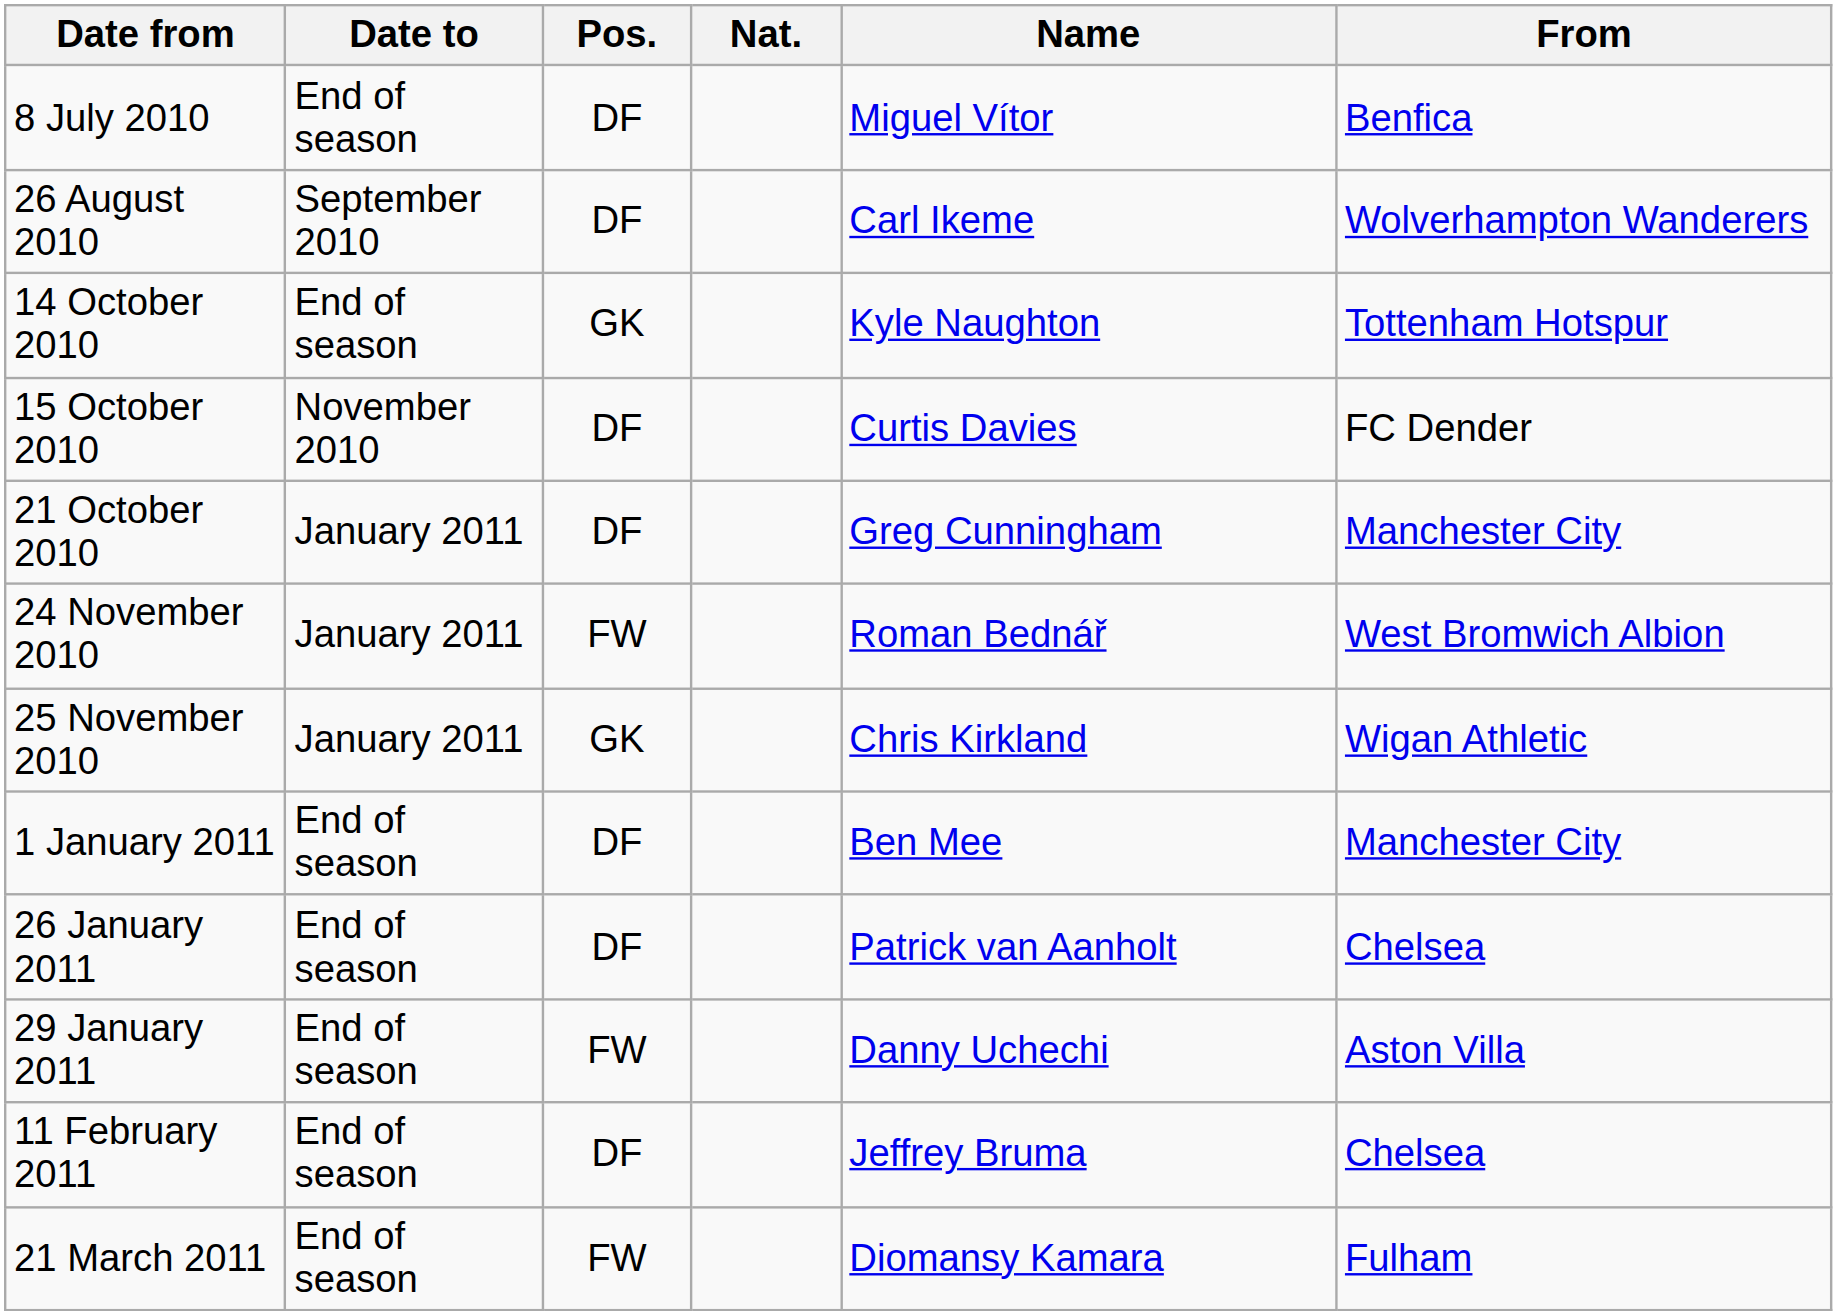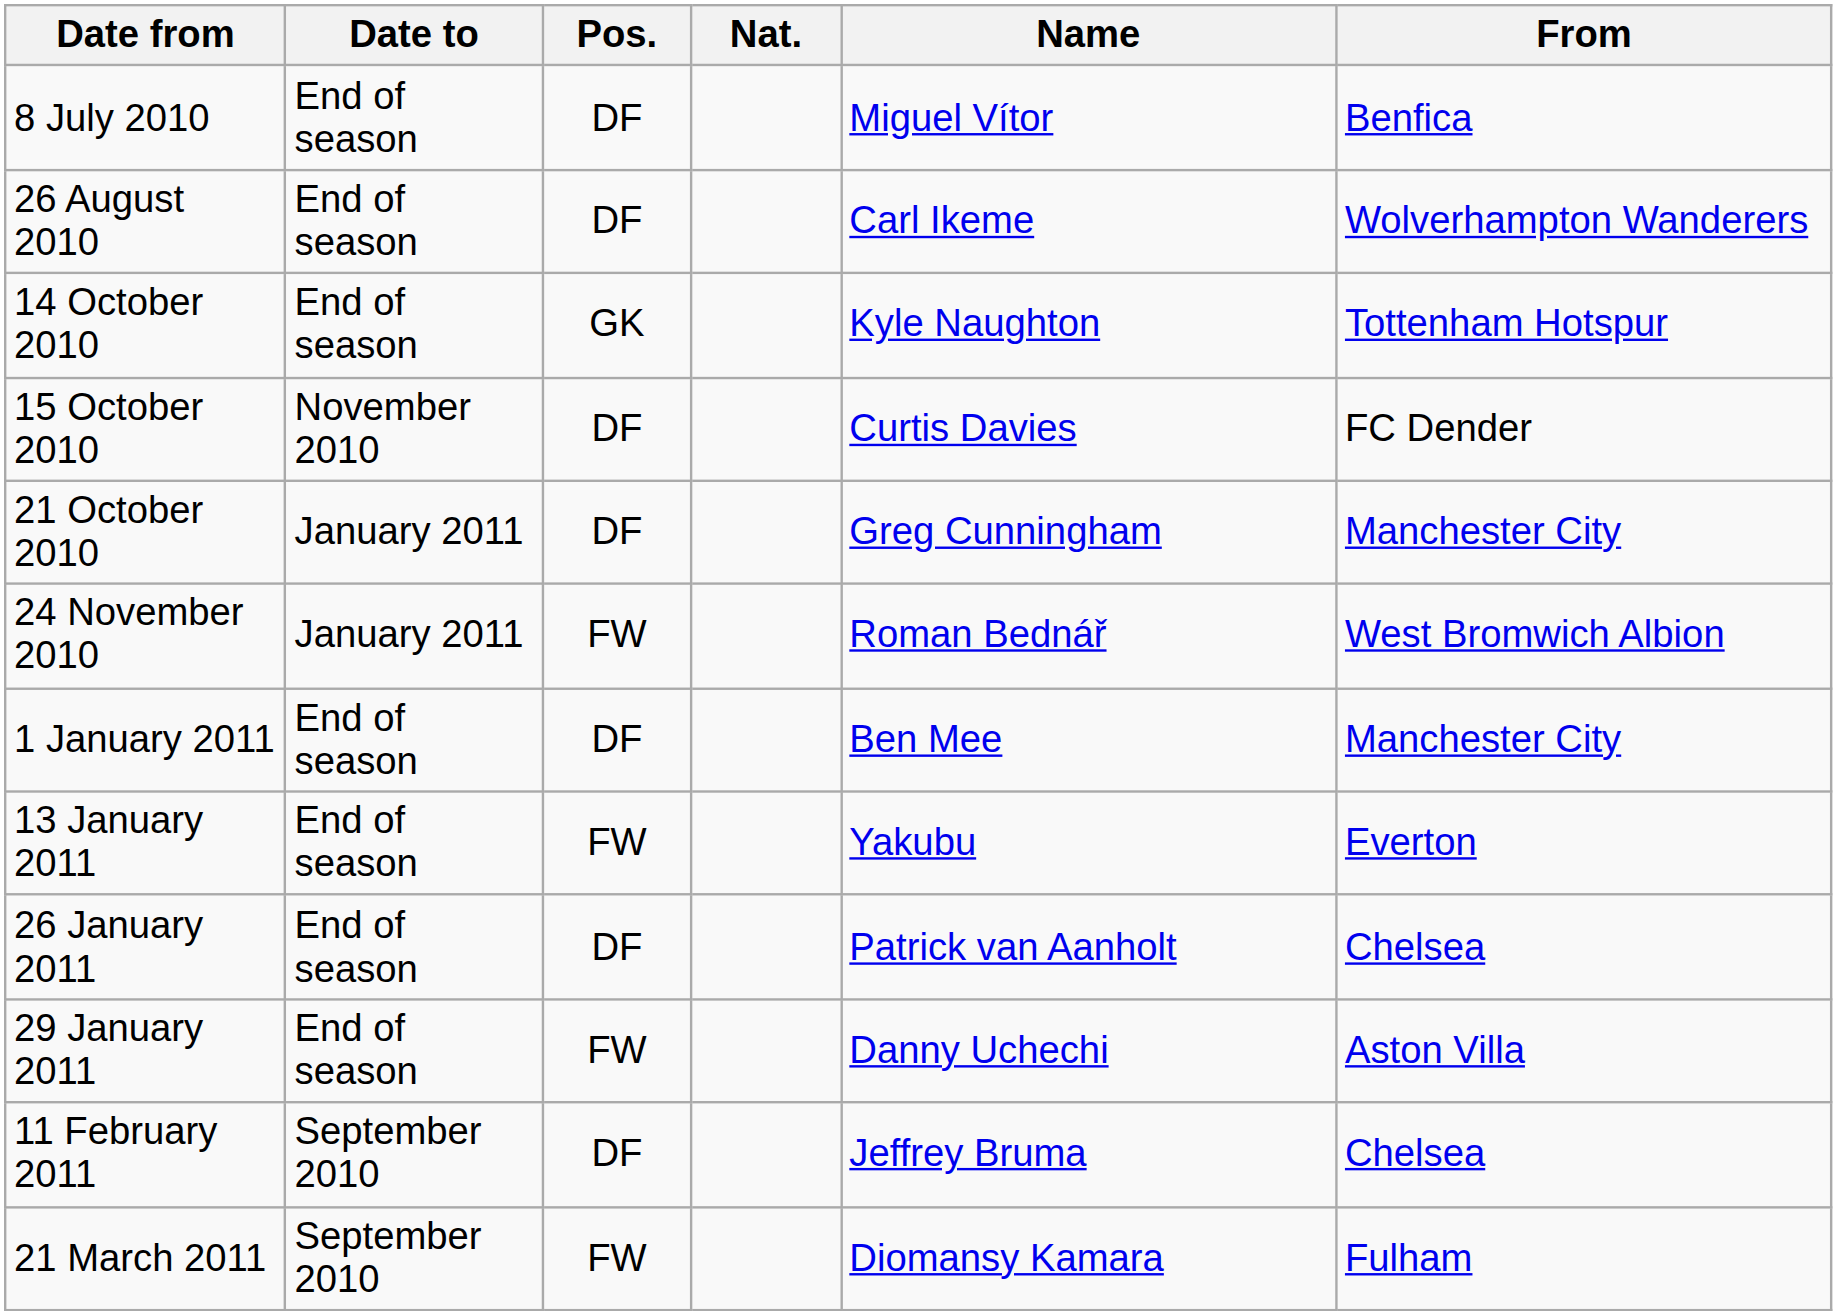(388, 220) September 2010 -> (356, 220) End of season
- row: (129, 738)
+ row: (109, 842)
(356, 1153) End of season -> (388, 1153) September 2010
(356, 1257) End of season -> (388, 1257) September 2010
